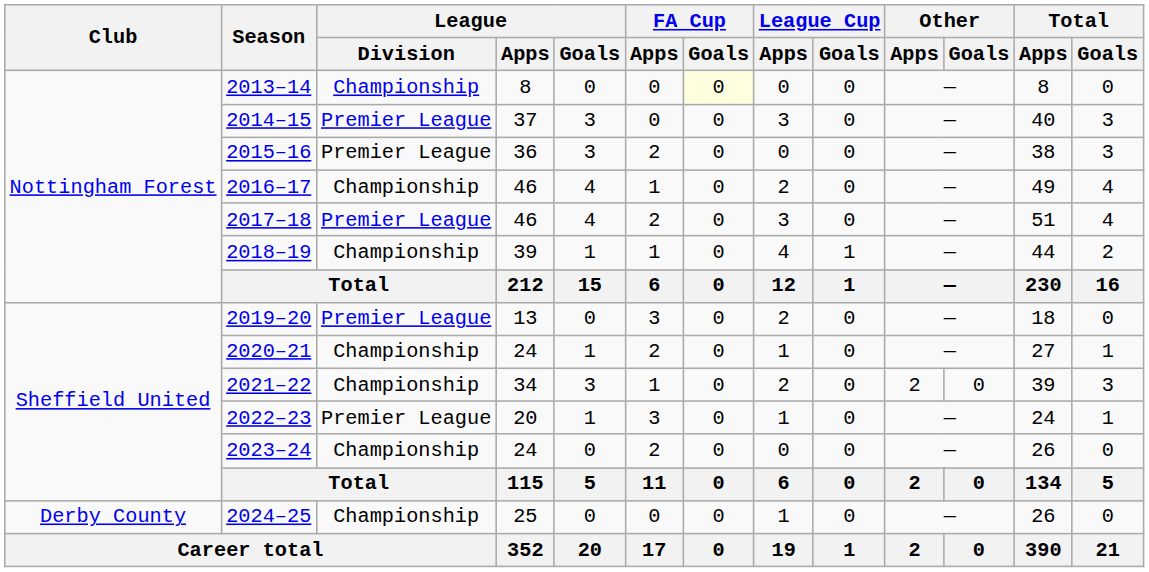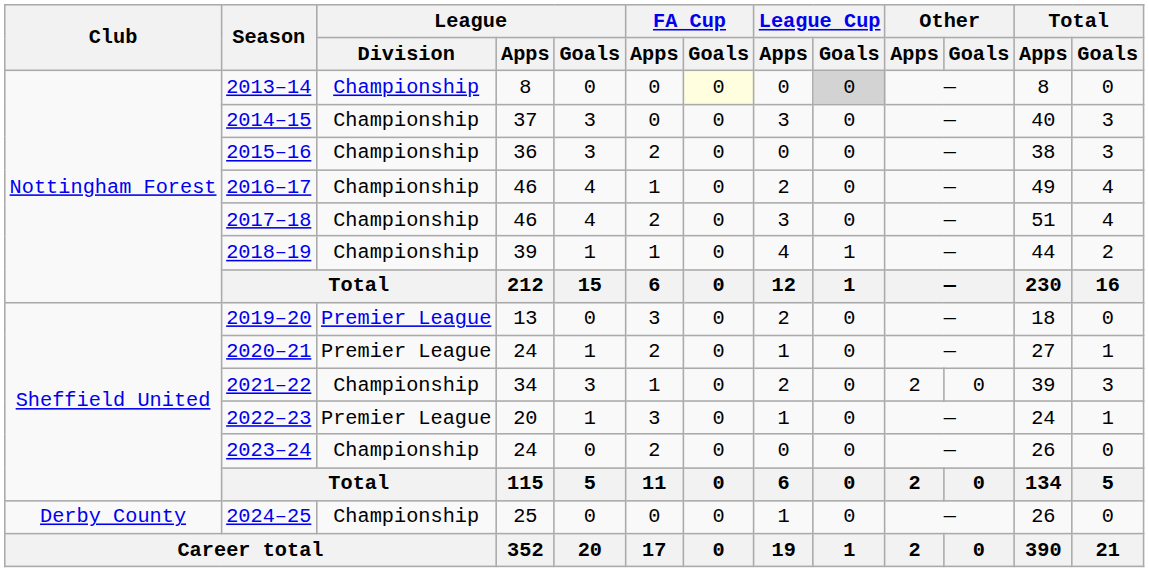(849, 87) no background -> (849, 87) lightgrey background
(406, 120) Premier League -> (406, 120) Championship
(406, 154) Premier League -> (406, 154) Championship
(406, 220) Premier League -> (406, 220) Championship
(406, 352) Championship -> (406, 352) Premier League
